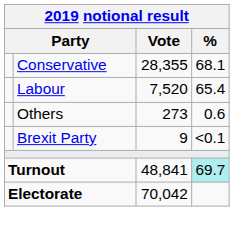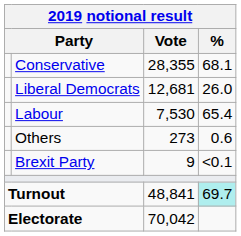+ row: (77, 89)
(169, 89) 7,520 -> (176, 114) 7,530
